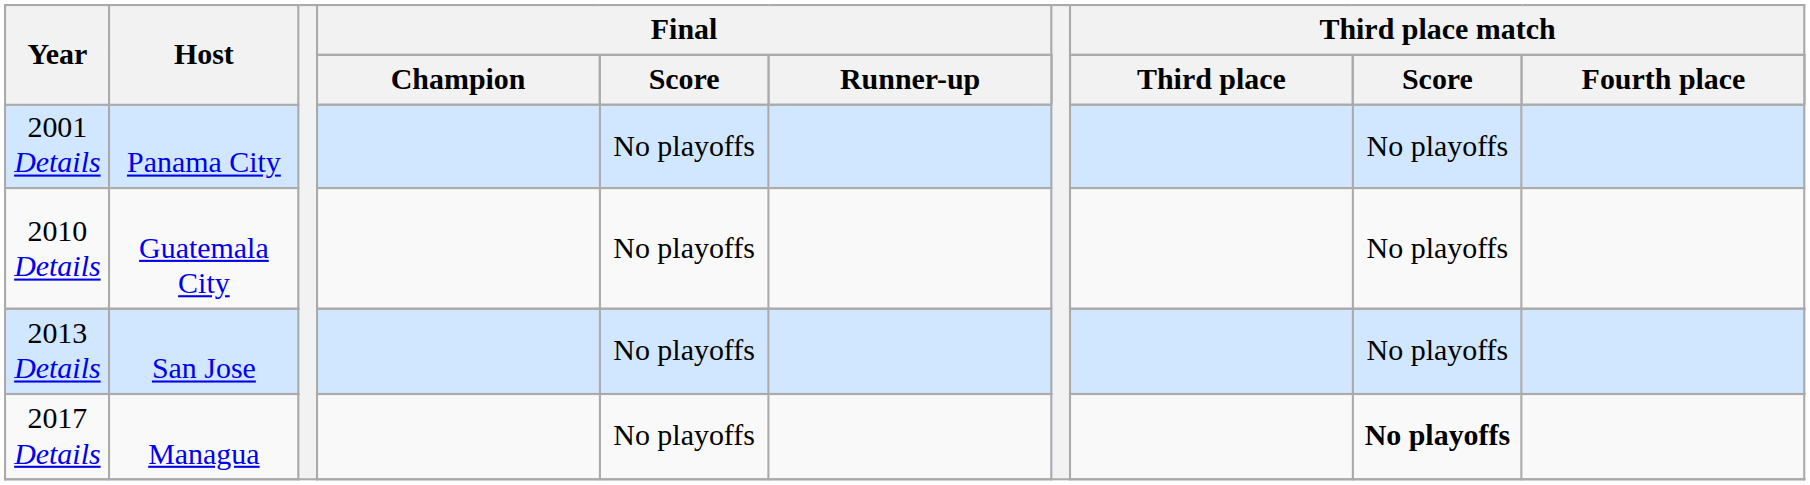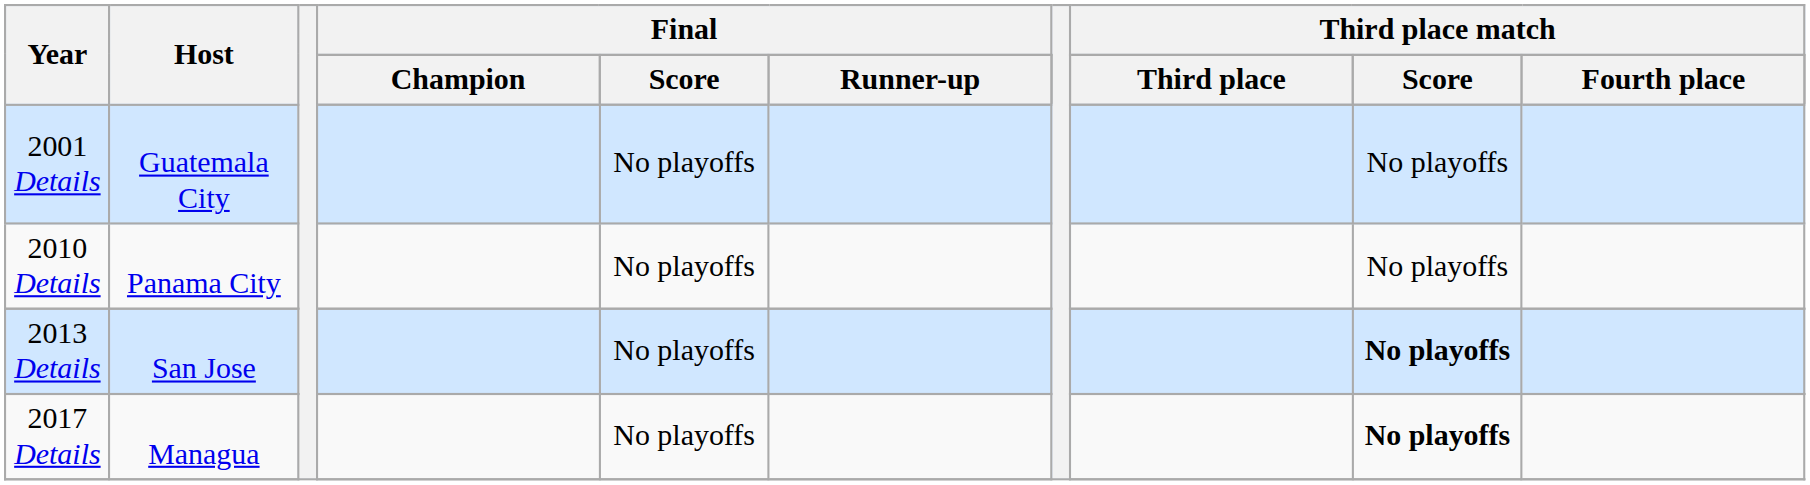(204, 163) Panama City -> (204, 181) Guatemala City
(204, 266) Guatemala City -> (204, 283) Panama City
(1437, 350) normal -> (1437, 350) bold
